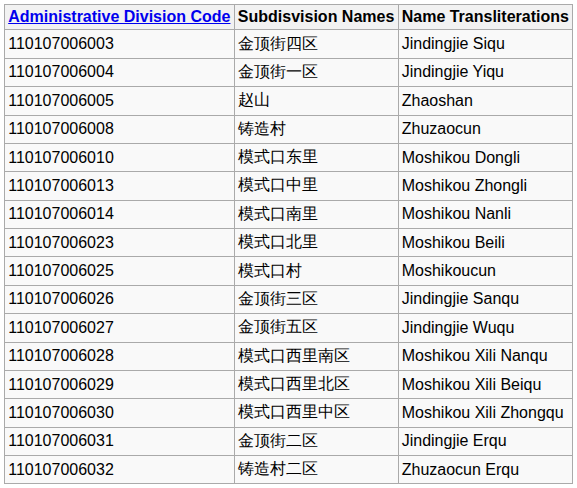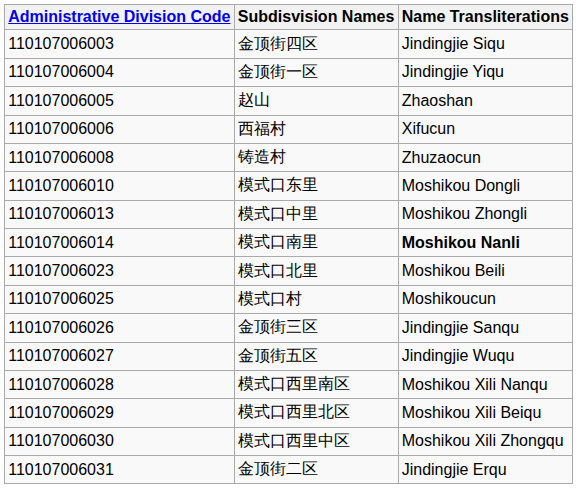+ row: (262, 128)
(456, 214) normal -> (461, 242) bold
- row: (278, 469)
